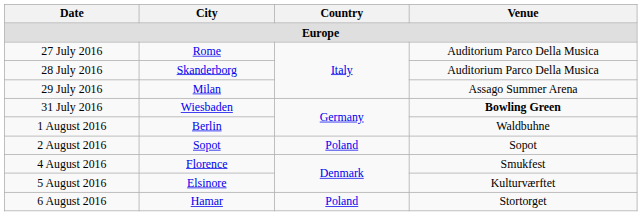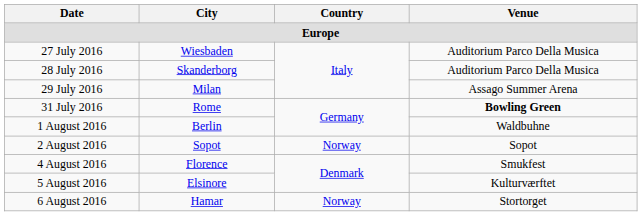(207, 51) Rome -> (207, 51) Wiesbaden
(207, 107) Wiesbaden -> (207, 107) Rome
(342, 145) Poland -> (342, 145) Norway
(342, 201) Poland -> (342, 201) Norway
